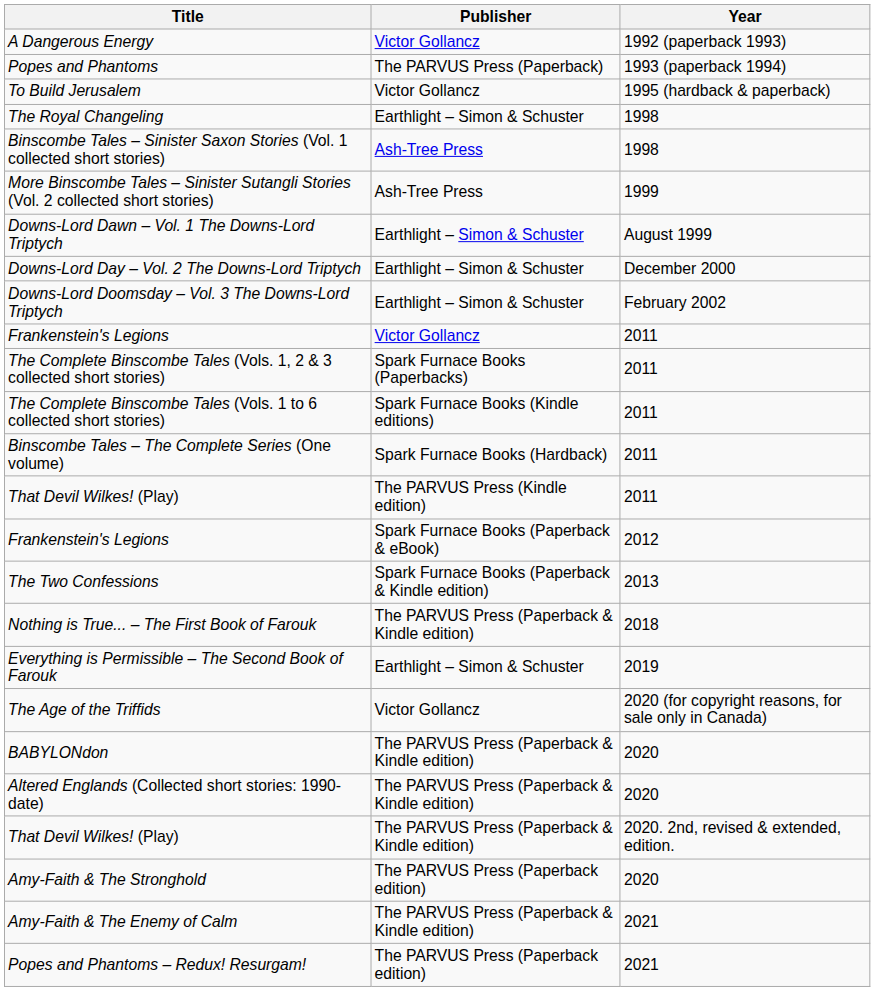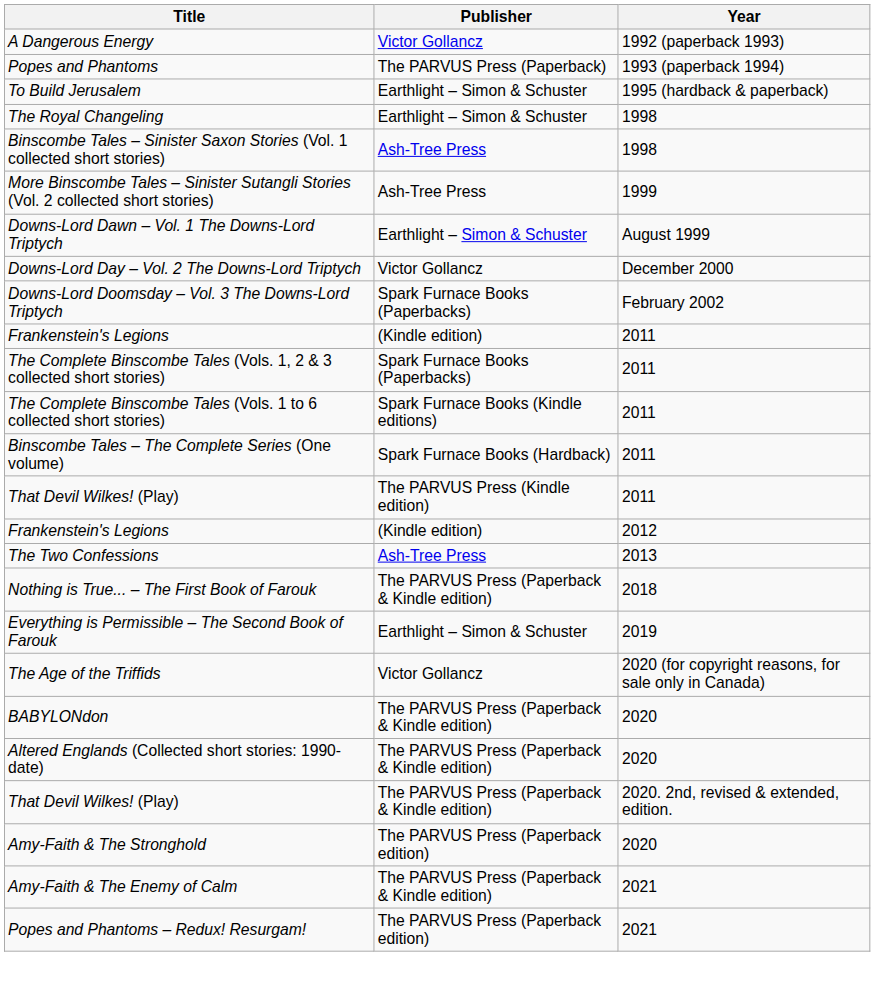(427, 91) Victor Gollancz -> (482, 91) Earthlight – Simon & Schuster
(479, 268) Earthlight – Simon & Schuster -> (430, 268) Victor Gollancz
(479, 302) Earthlight – Simon & Schuster -> (453, 302) Spark Furnace Books (Paperbacks)
(427, 336) Victor Gollancz -> (430, 336) (Kindle edition)
(492, 539) Spark Furnace Books (Paperback & eBook) -> (430, 531) (Kindle edition)
(492, 582) Spark Furnace Books (Paperback & Kindle edition) -> (432, 555) Ash-Tree Press
